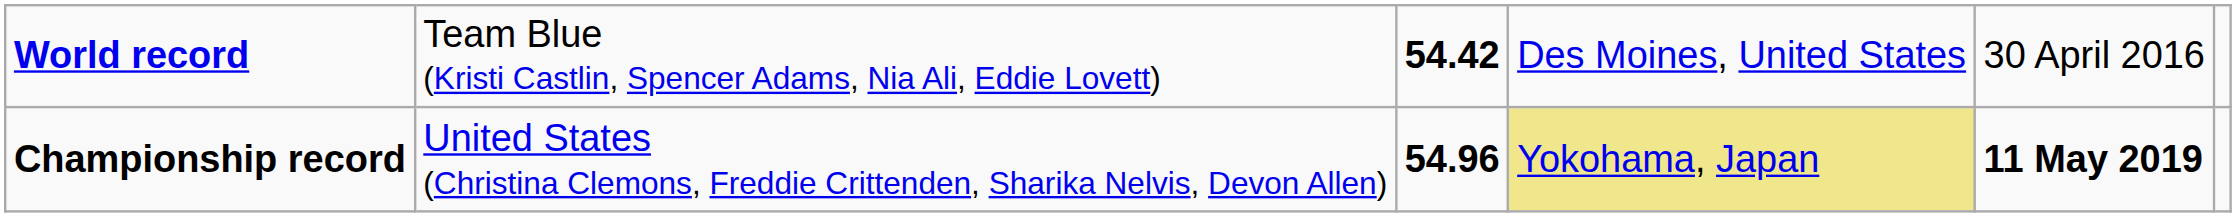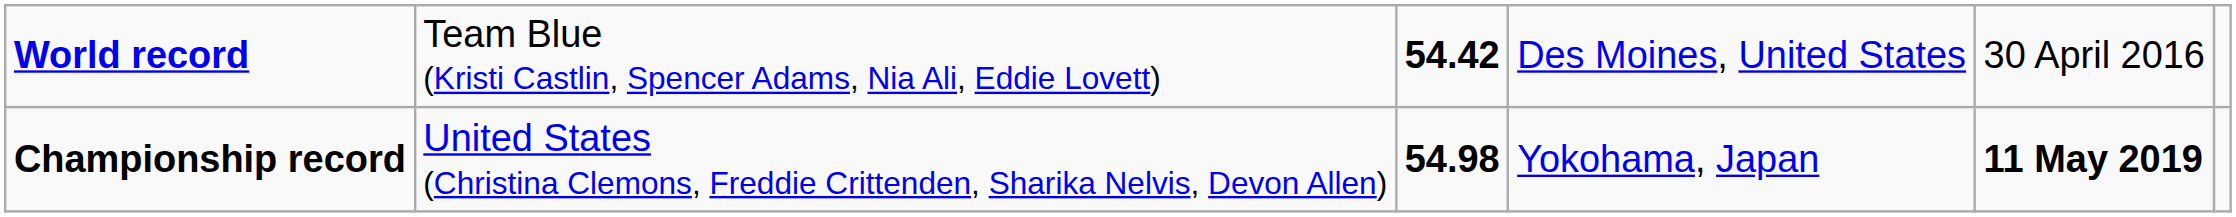(1452, 158) 54.96 -> (1452, 158) 54.98
(1668, 158) khaki background -> (1668, 158) no background
